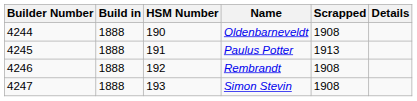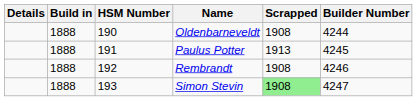columns swapped: (50, 13) <-> (390, 13)
(327, 86) no background -> (278, 86) lightgreen background
